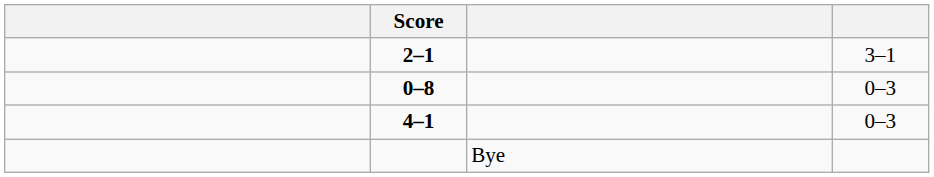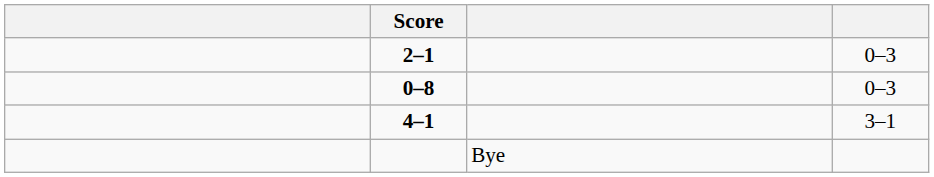(880, 54) 3–1 -> (880, 54) 0–3
(880, 121) 0–3 -> (880, 121) 3–1
